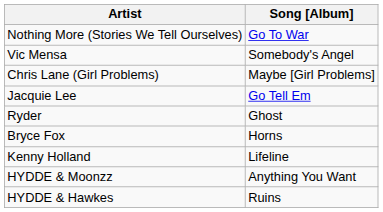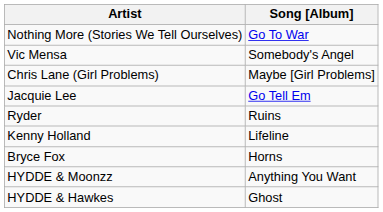(265, 116) Ghost -> (265, 116) Ruins
rows swapped: (36, 136) <-> (49, 156)
(265, 197) Ruins -> (265, 197) Ghost
